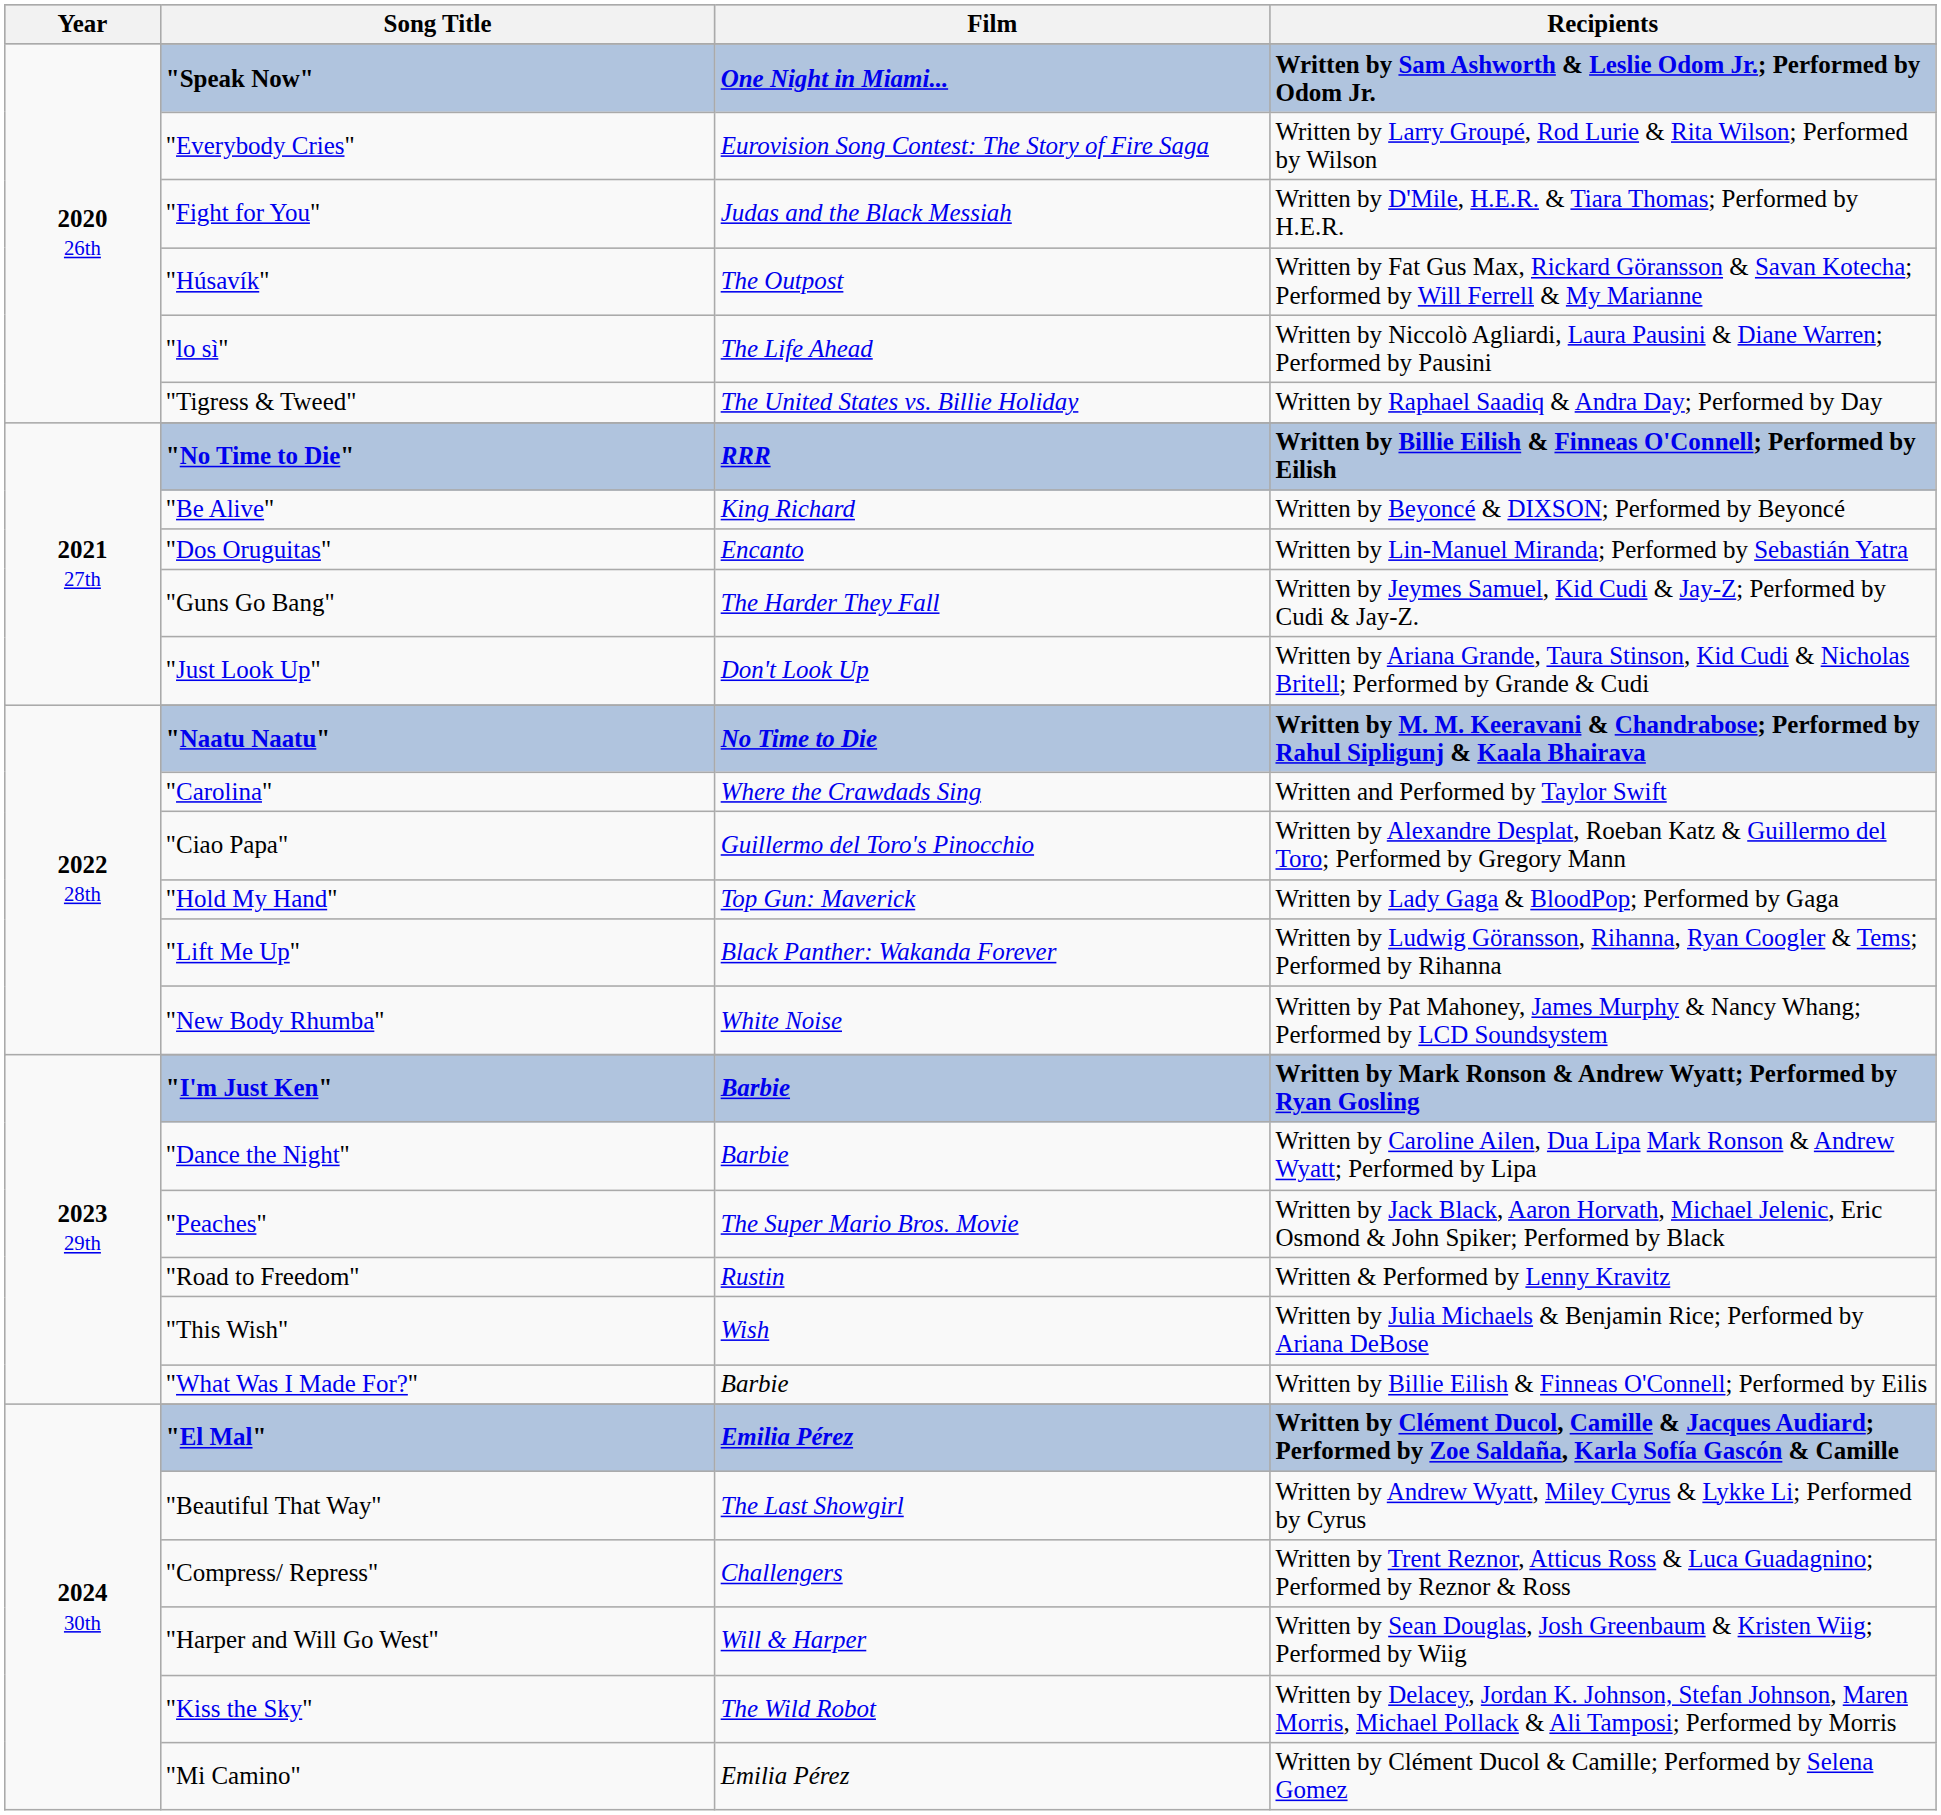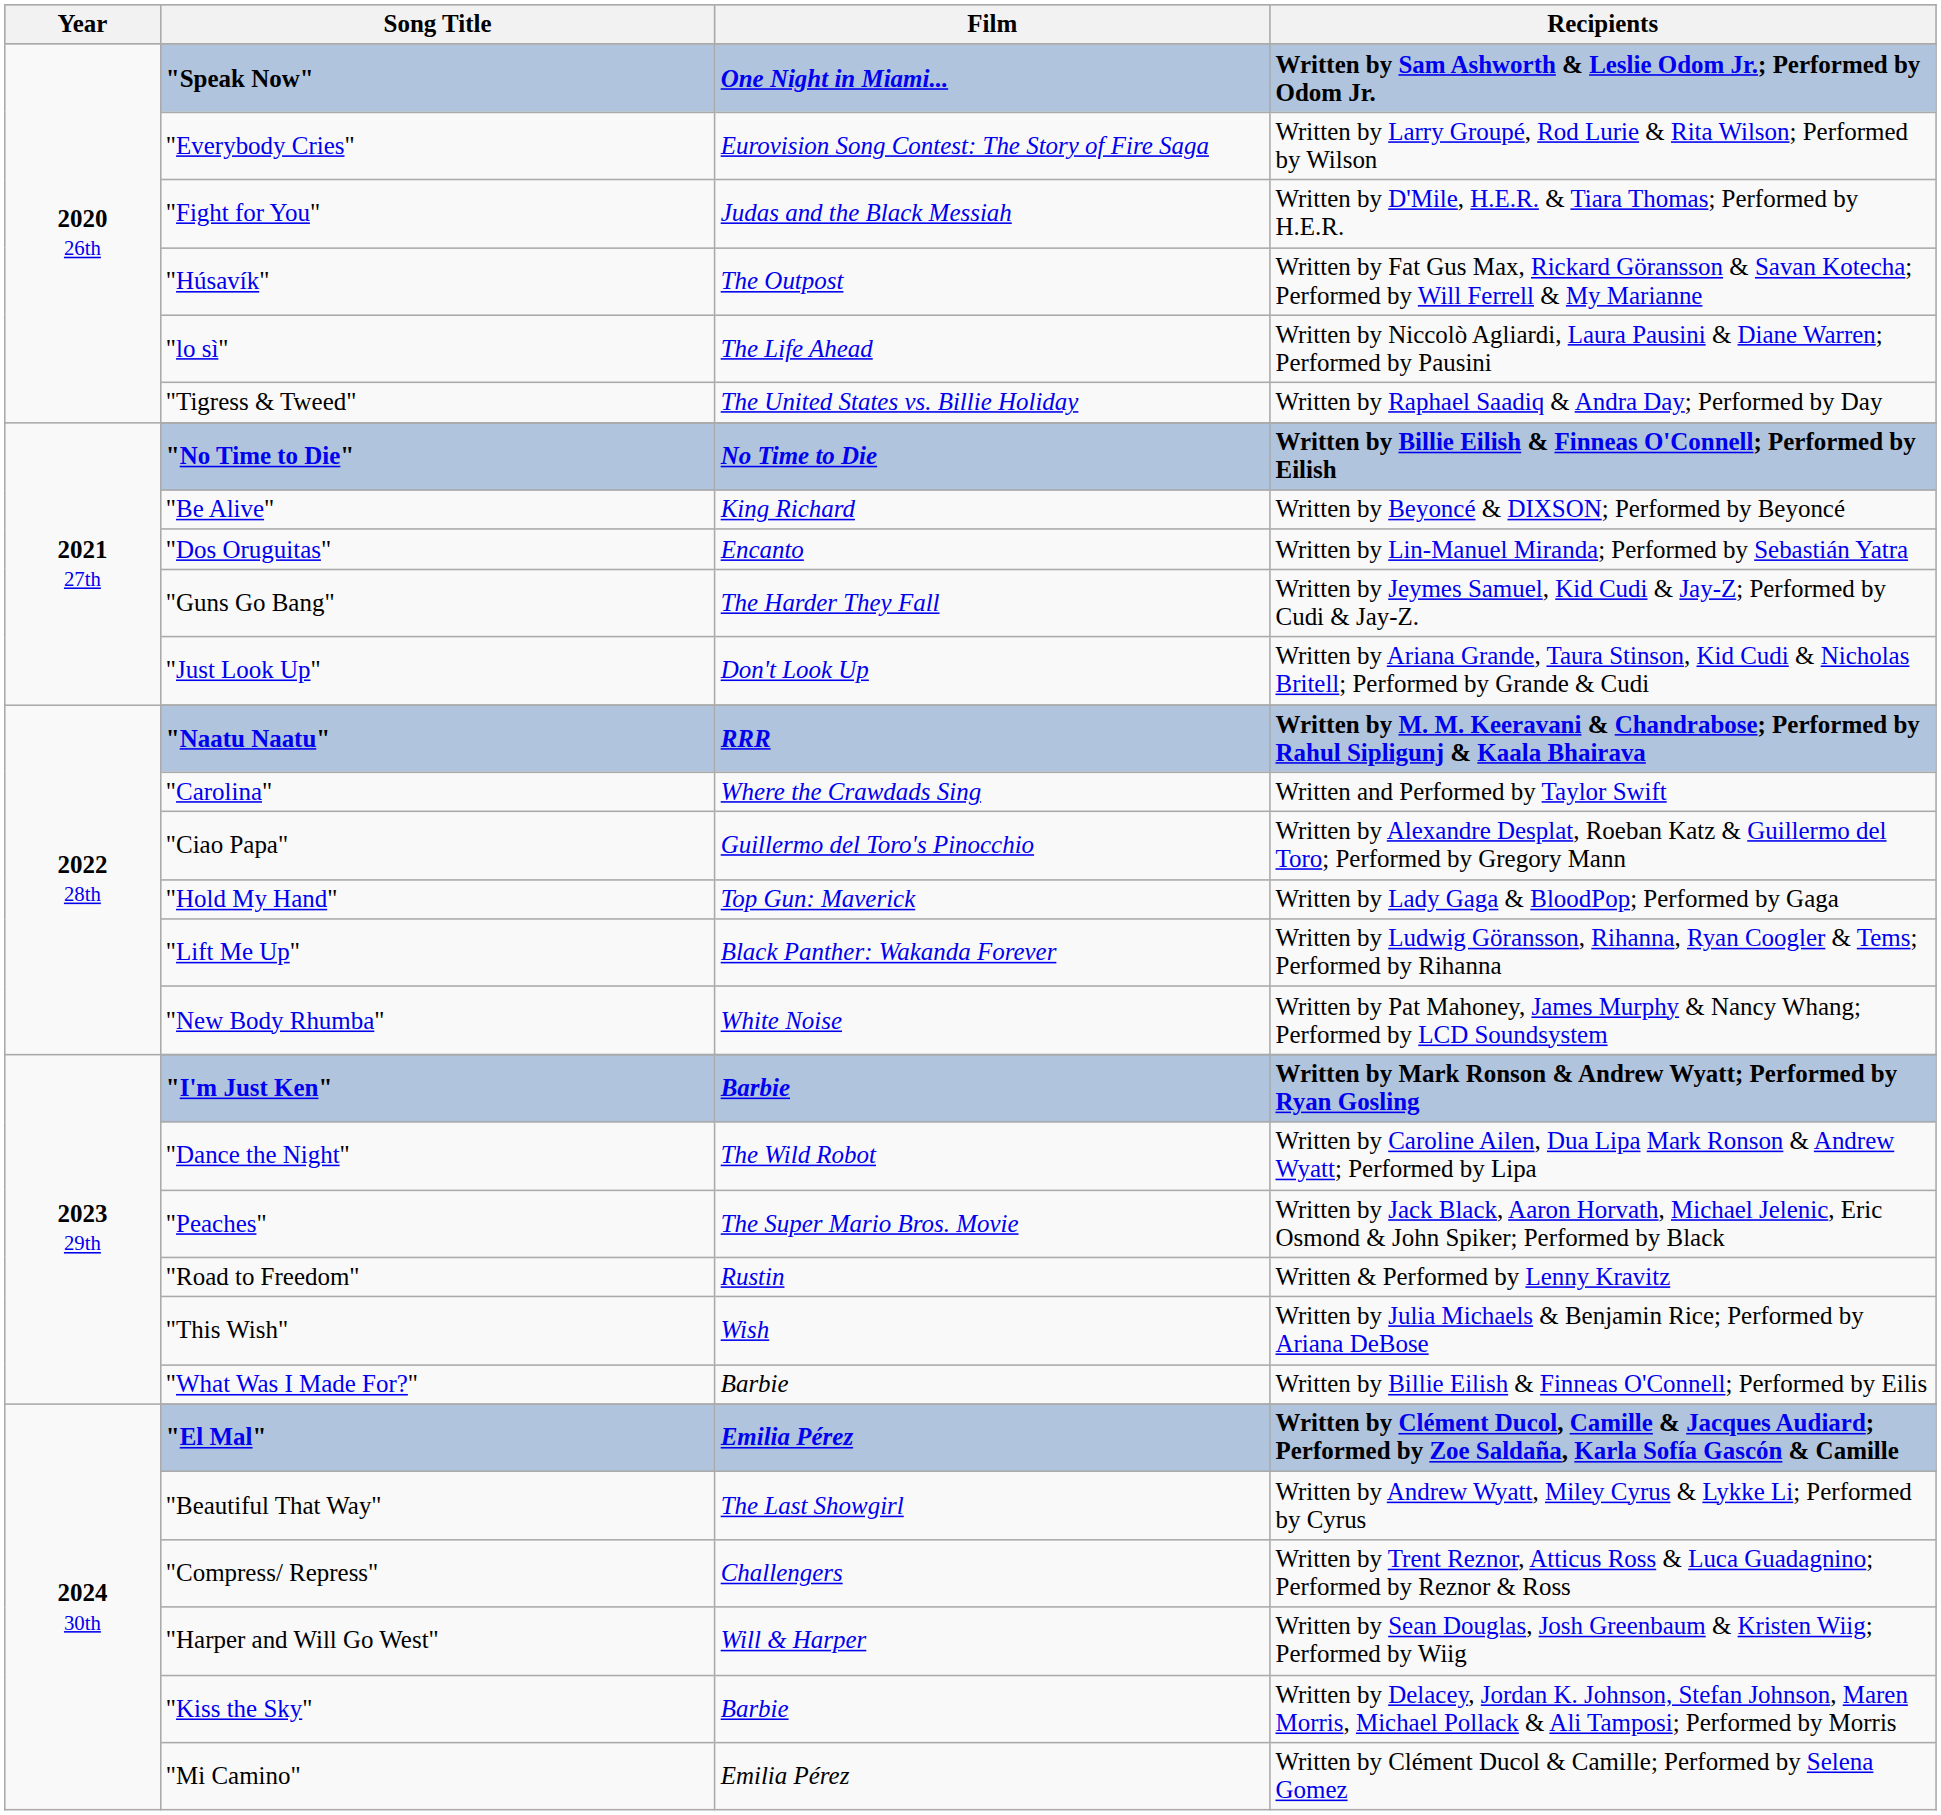(746, 455) RRR -> (799, 455) No Time to Die
(799, 737) No Time to Die -> (746, 737) RRR
(755, 1155) Barbie -> (798, 1155) The Wild Robot
(798, 1708) The Wild Robot -> (755, 1708) Barbie
